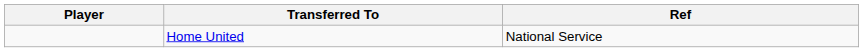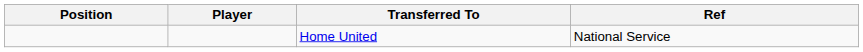+ column: (86, 15)
